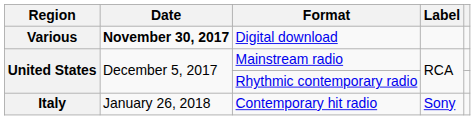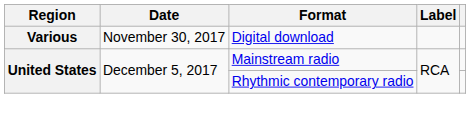(166, 37) bold -> (164, 37) normal
- row: (306, 103)
